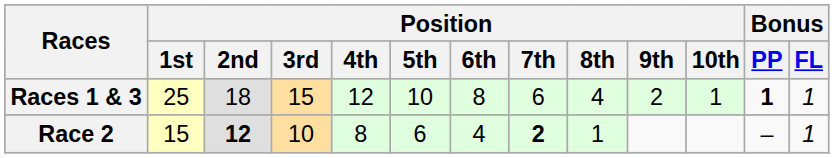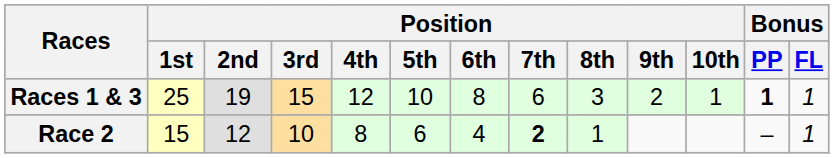(238, 97) 18 -> (238, 97) 19
(597, 97) 4 -> (597, 97) 3
(238, 134) bold -> (238, 134) normal
